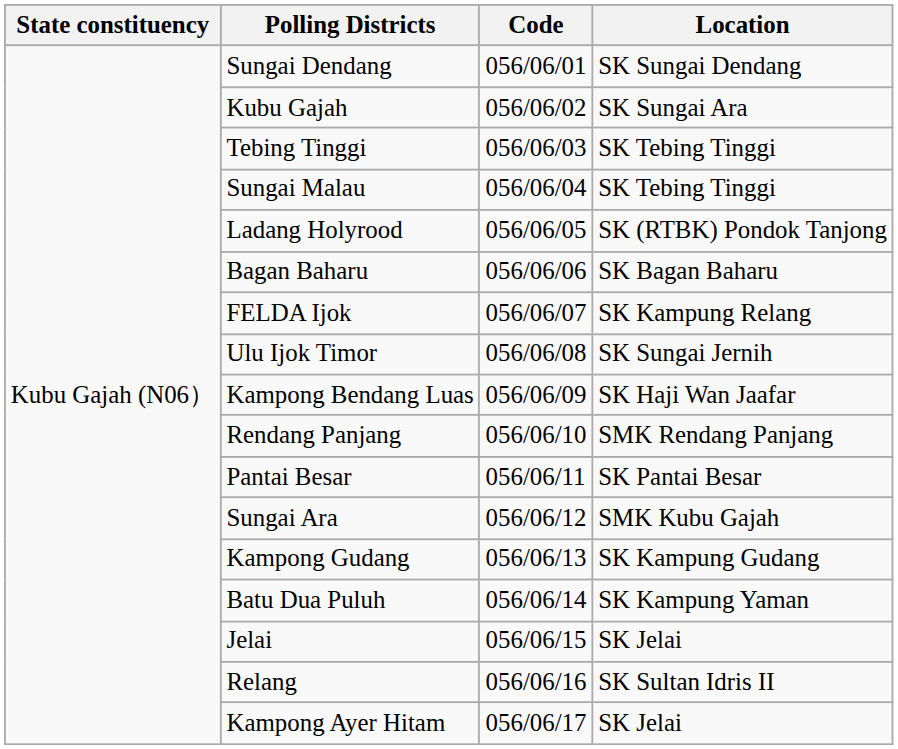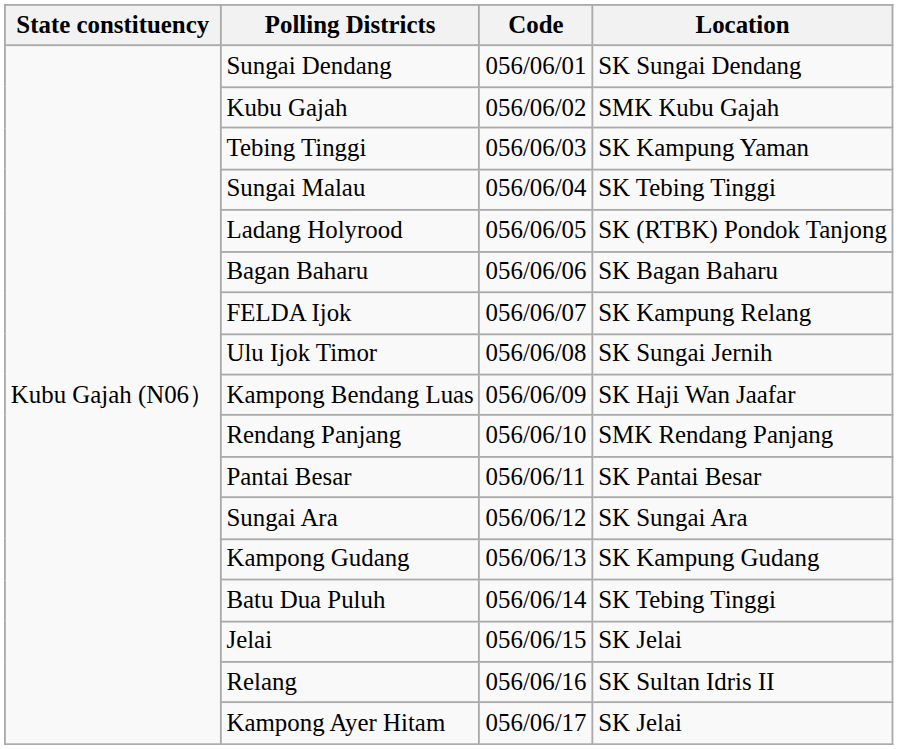(673, 106) SK Sungai Ara -> (689, 106) SMK Kubu Gajah
(687, 147) SK Tebing Tinggi -> (704, 147) SK Kampung Yaman
(689, 517) SMK Kubu Gajah -> (673, 517) SK Sungai Ara
(704, 599) SK Kampung Yaman -> (687, 599) SK Tebing Tinggi
